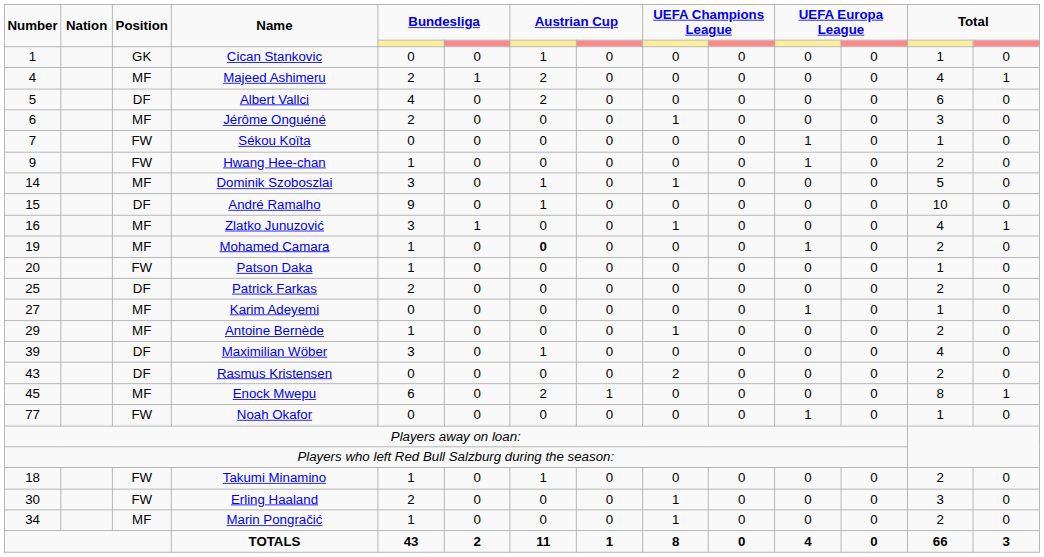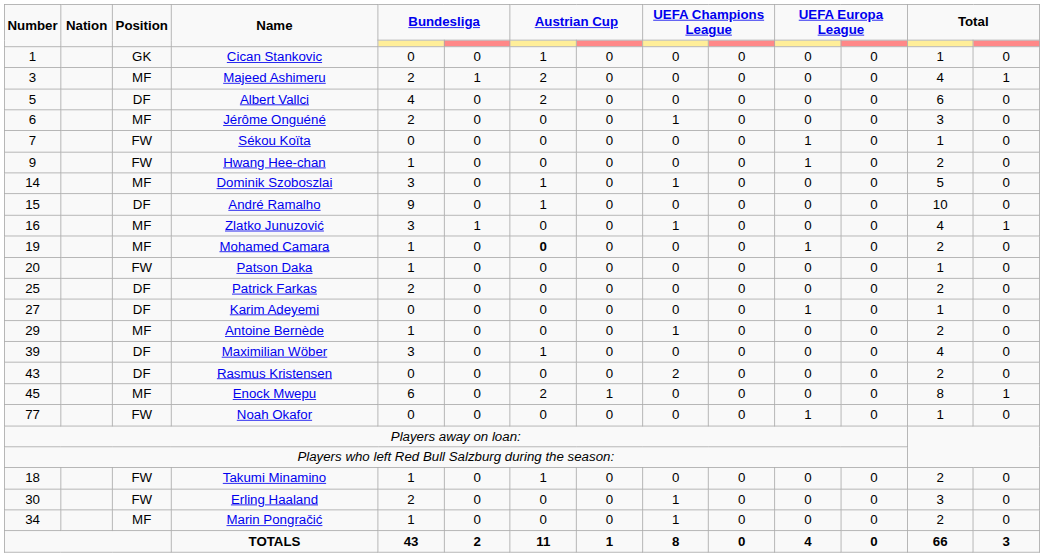(33, 78) 4 -> (33, 78) 3
(142, 309) MF -> (142, 309) DF
